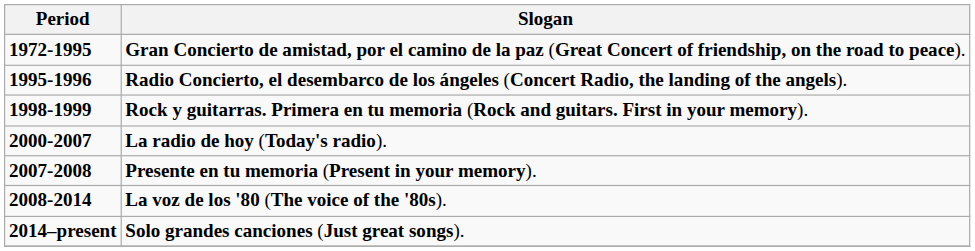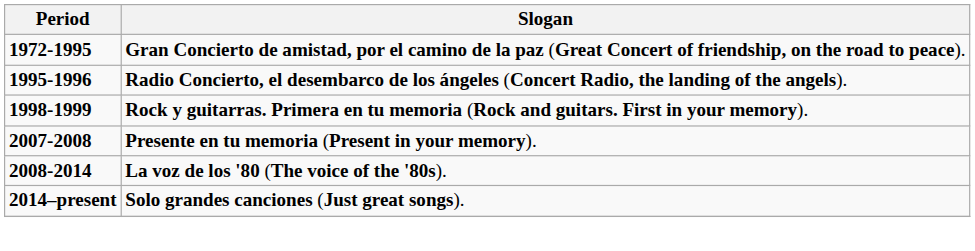- row: (256, 140)
